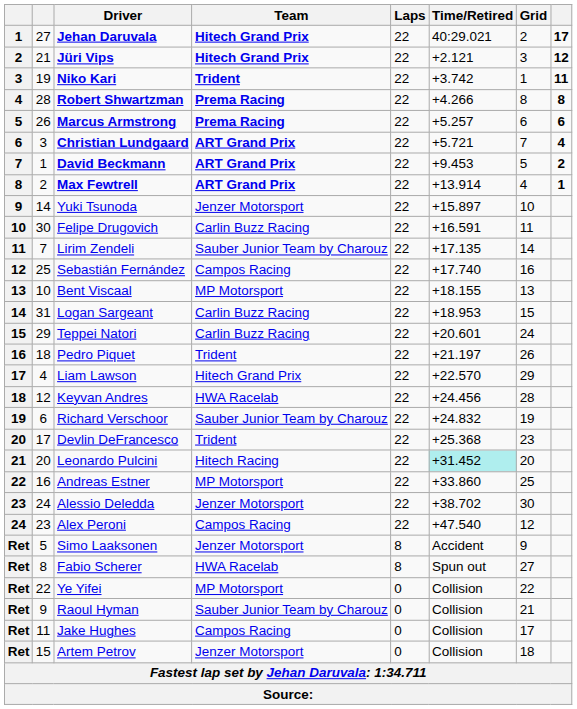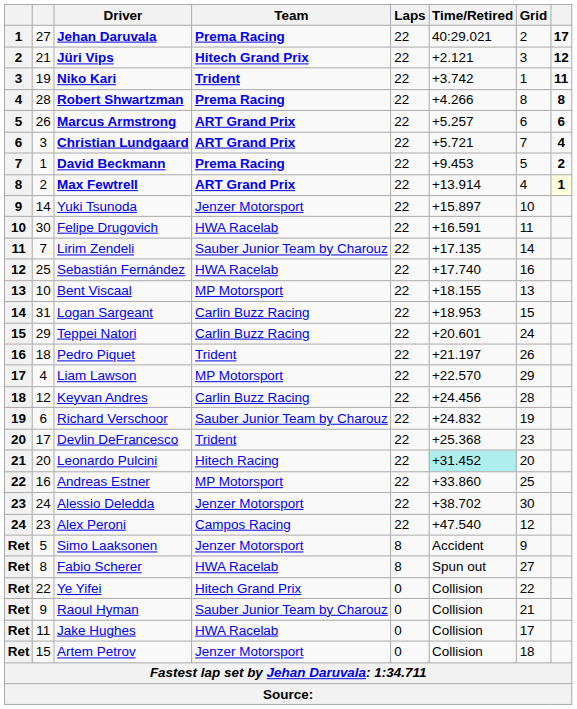(252, 36) Hitech Grand Prix -> (240, 36) Prema Racing
(240, 121) Prema Racing -> (245, 121) ART Grand Prix
(245, 163) ART Grand Prix -> (240, 163) Prema Racing
(561, 184) no background -> (561, 184) lightyellow background
(252, 227) Carlin Buzz Racing -> (237, 227) HWA Racelab
(243, 269) Campos Racing -> (237, 269) HWA Racelab
(248, 375) Hitech Grand Prix -> (239, 375) MP Motorsport
(237, 397) HWA Racelab -> (252, 397) Carlin Buzz Racing
(239, 588) MP Motorsport -> (248, 588) Hitech Grand Prix
(243, 630) Campos Racing -> (237, 630) HWA Racelab
